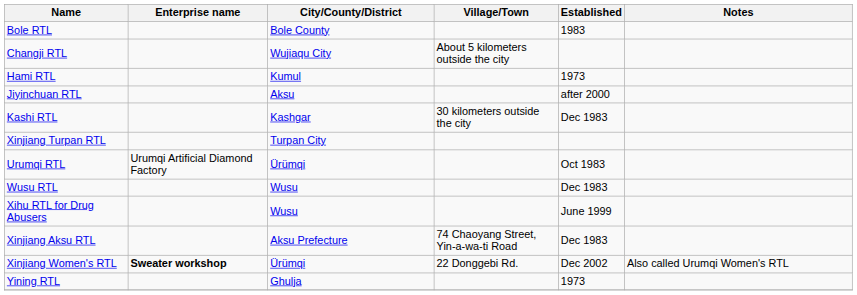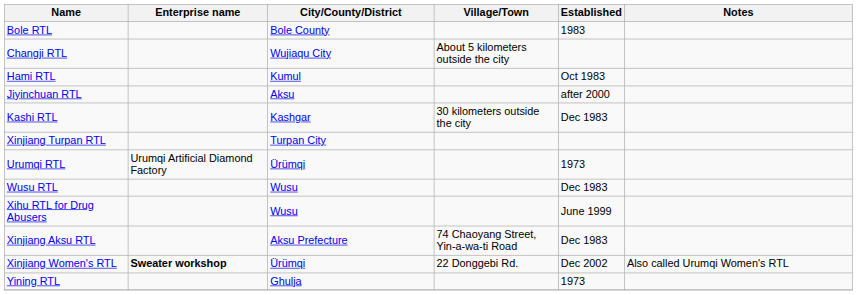(573, 77) 1973 -> (583, 77) Oct 1983
(583, 164) Oct 1983 -> (573, 164) 1973
